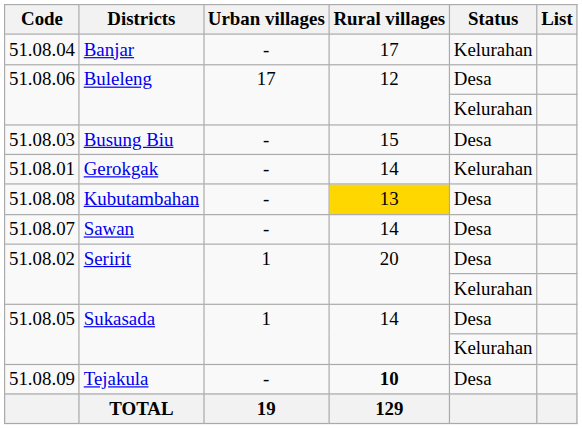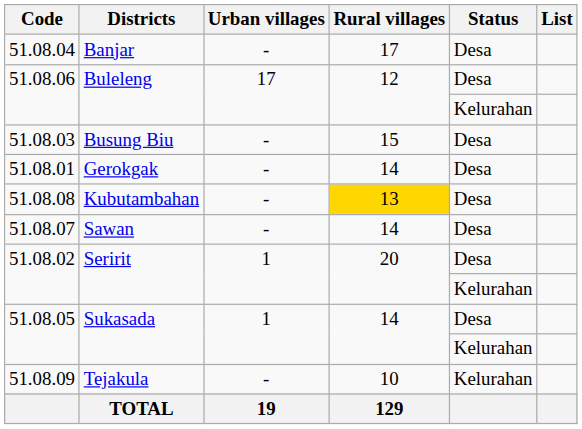(493, 49) Kelurahan -> (473, 49) Desa
(493, 169) Kelurahan -> (473, 169) Desa
(389, 378) bold -> (389, 378) normal
(473, 378) Desa -> (493, 378) Kelurahan
